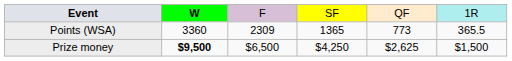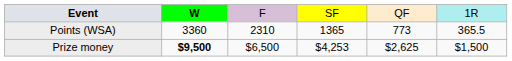(262, 31) 2309 -> (262, 31) 2310
(332, 48) $4,250 -> (332, 48) $4,253
